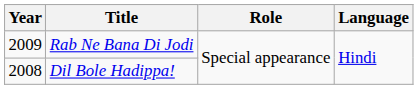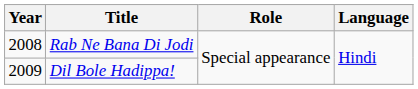(25, 44) 2009 -> (25, 44) 2008
(25, 71) 2008 -> (25, 71) 2009
